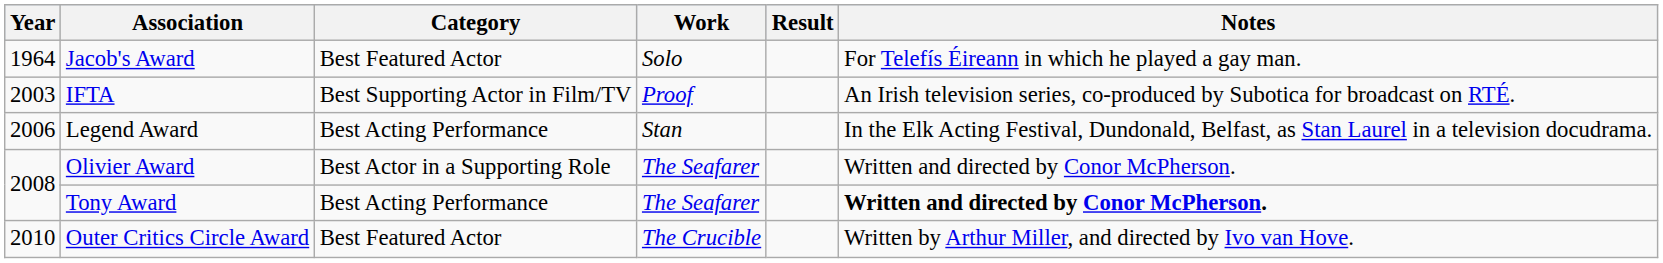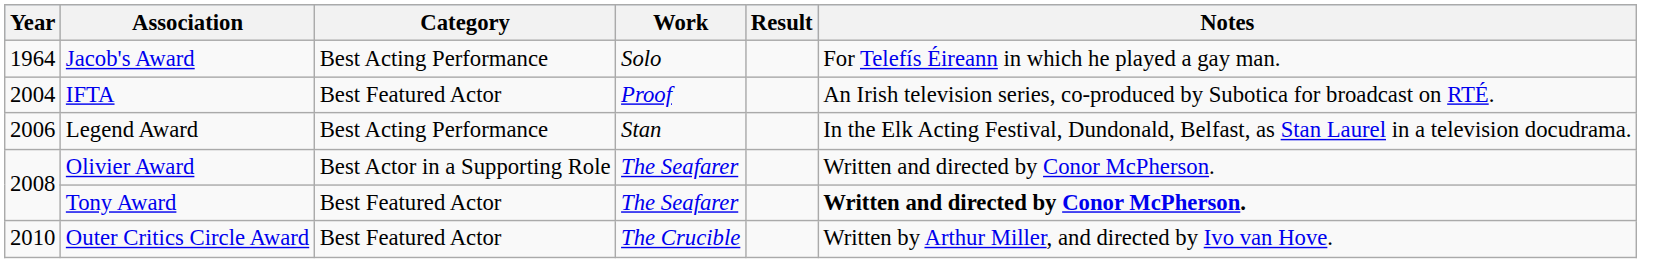(411, 58) Best Featured Actor -> (434, 58) Best Acting Performance
(33, 94) 2003 -> (33, 94) 2004
(476, 94) Best Supporting Actor in Film/TV -> (411, 94) Best Featured Actor
(434, 202) Best Acting Performance -> (411, 202) Best Featured Actor
